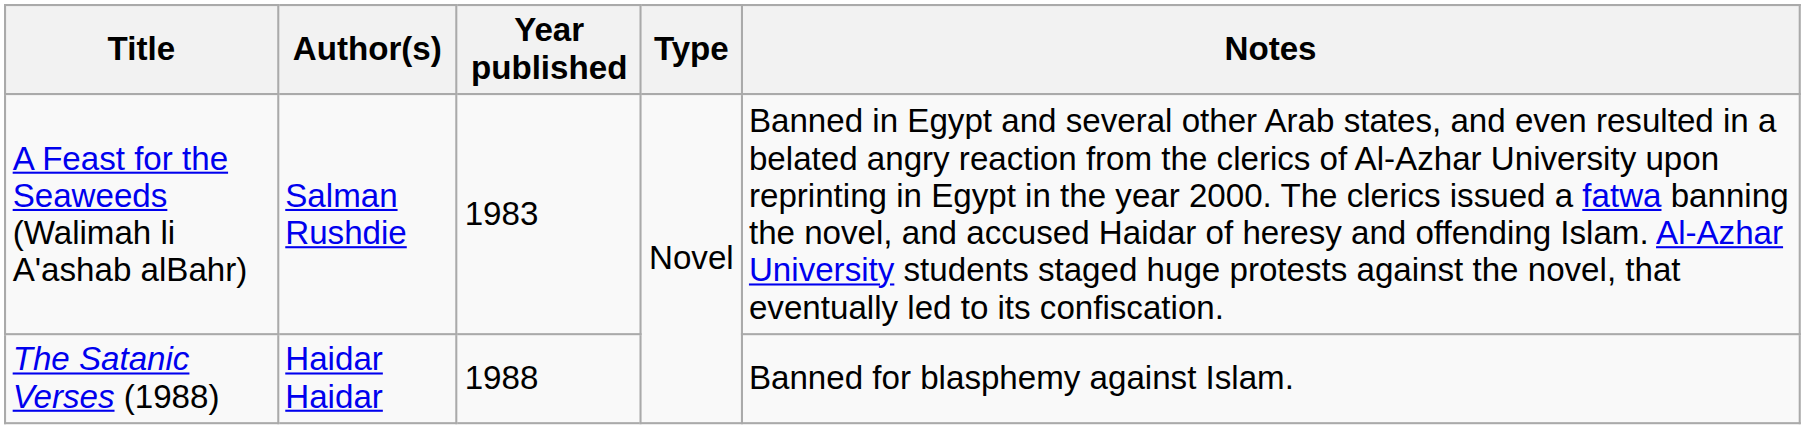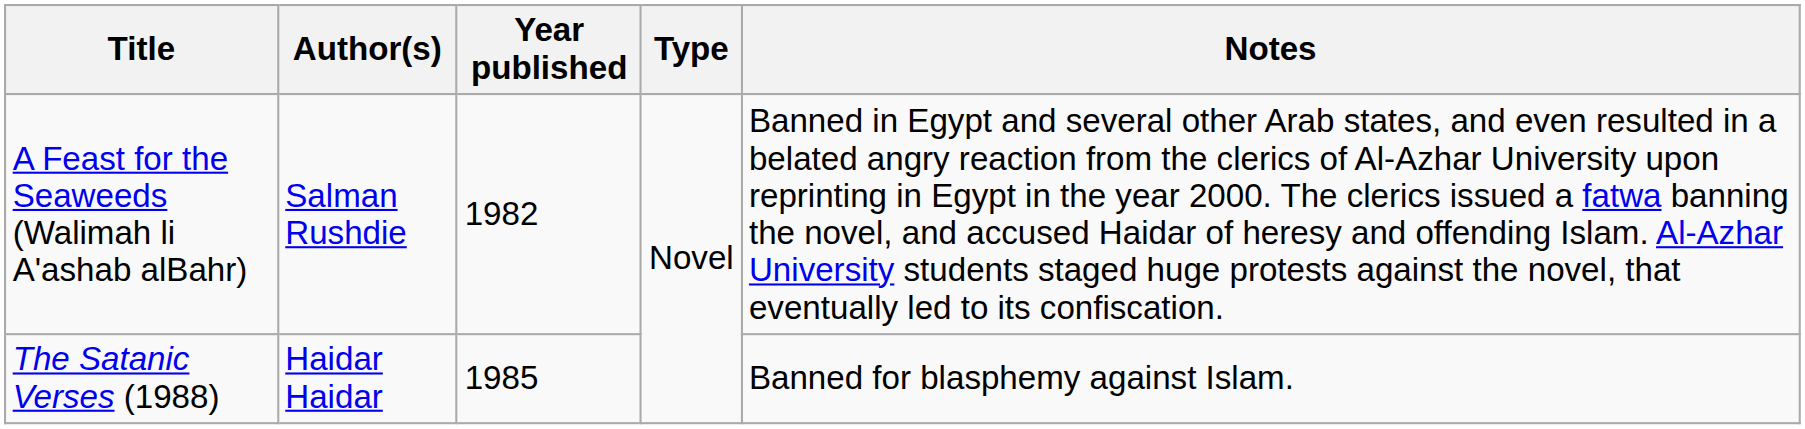(501, 213) 1983 -> (501, 213) 1982
(501, 378) 1988 -> (501, 378) 1985
